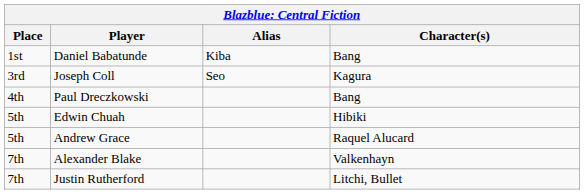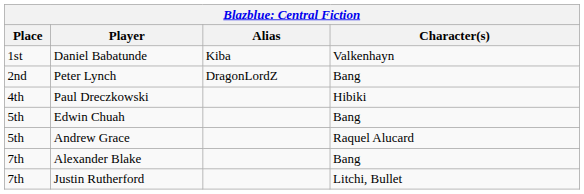(347, 55) Bang -> (364, 55) Valkenhayn
+ row: (85, 76)
- row: (84, 76)
(347, 96) Bang -> (350, 96) Hibiki
(350, 117) Hibiki -> (347, 117) Bang
(364, 158) Valkenhayn -> (347, 158) Bang
